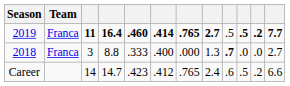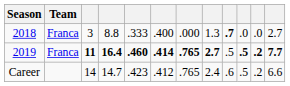rows swapped: (24, 52) <-> (24, 33)
